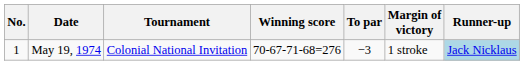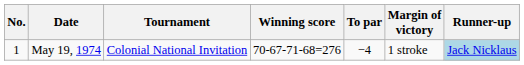(364, 50) −3 -> (364, 50) −4
